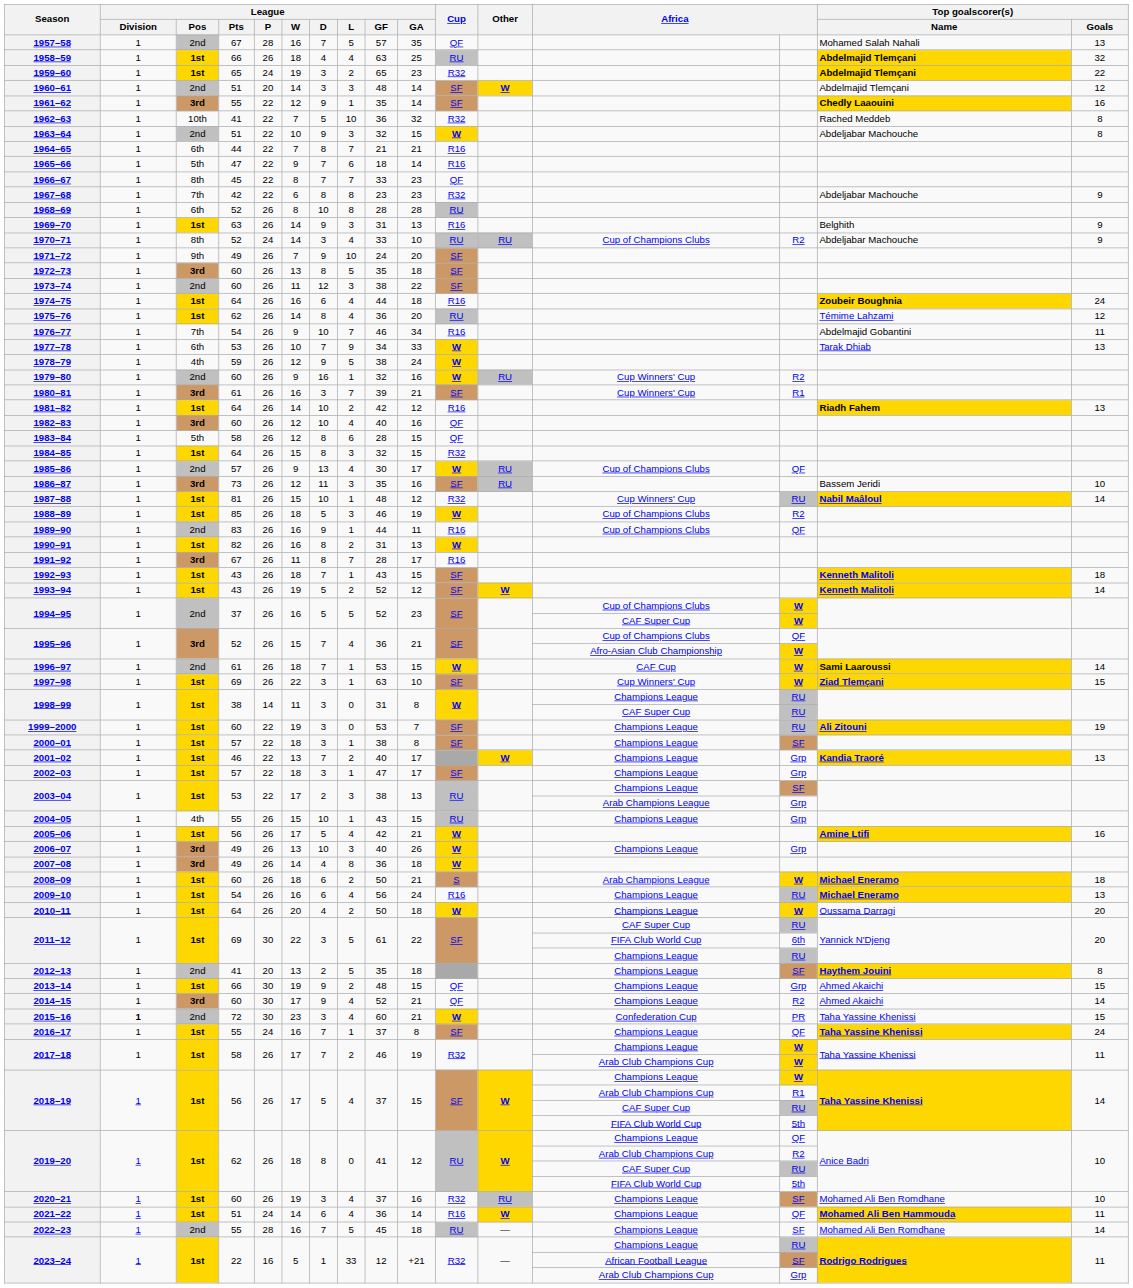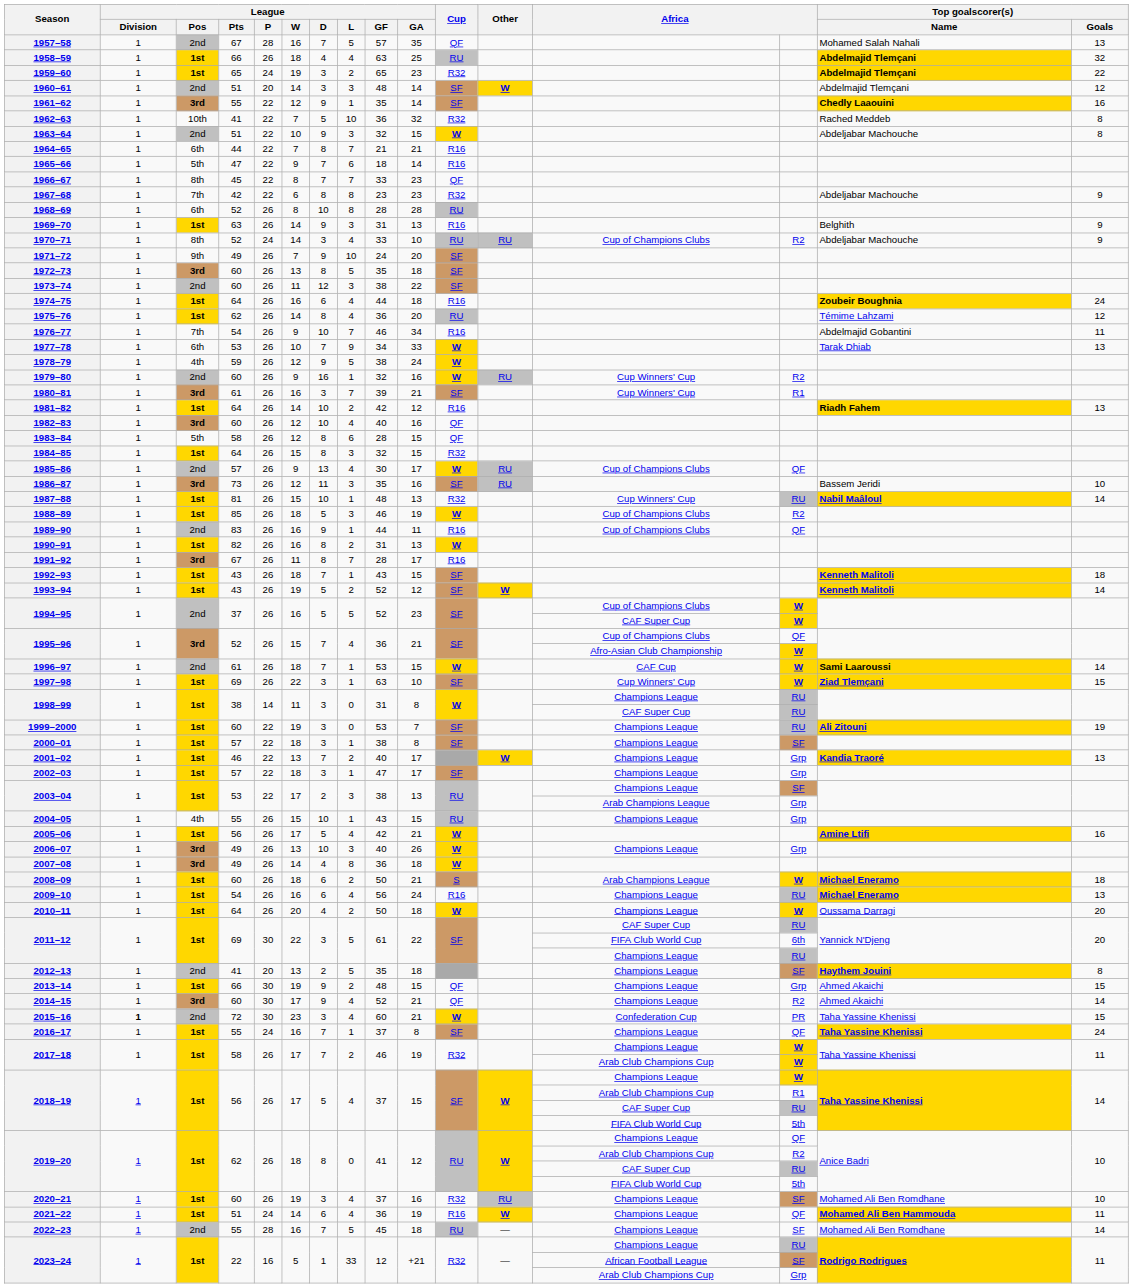(416, 499) 12 -> (416, 499) 13
(416, 1214) 14 -> (416, 1214) 19
